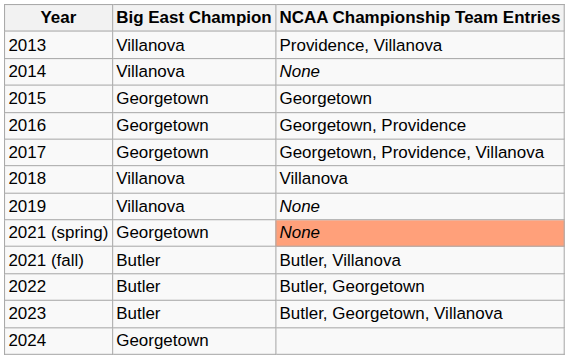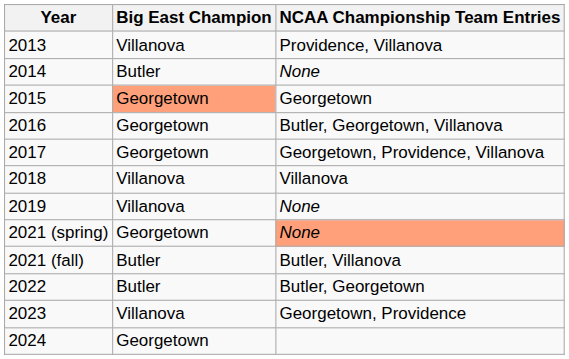(150, 71) Villanova -> (138, 71) Butler
(162, 98) no background -> (162, 98) lightsalmon background
(373, 125) Georgetown, Providence -> (391, 125) Butler, Georgetown, Villanova
(138, 313) Butler -> (150, 313) Villanova
(391, 313) Butler, Georgetown, Villanova -> (373, 313) Georgetown, Providence
